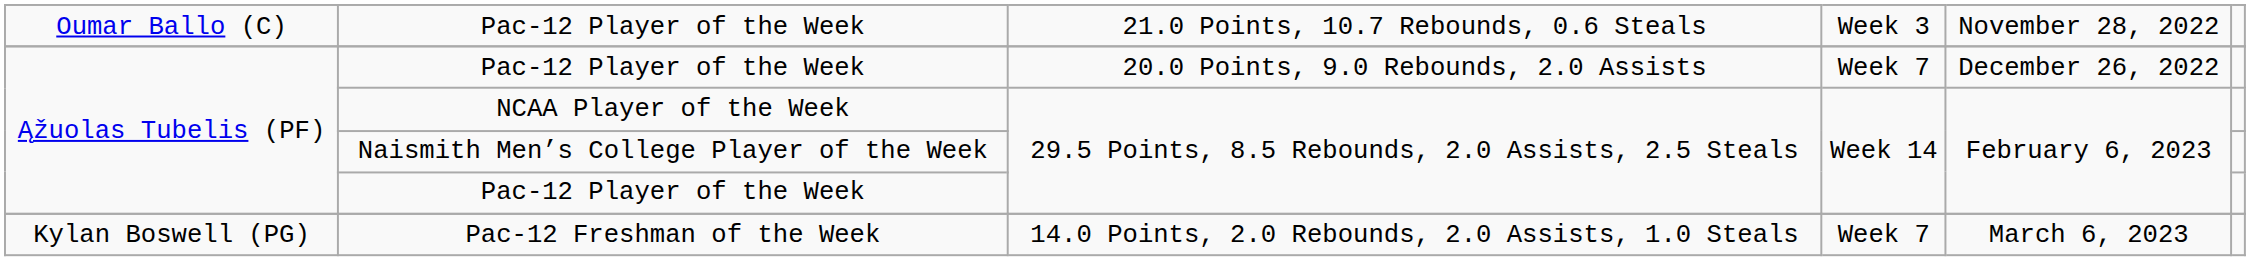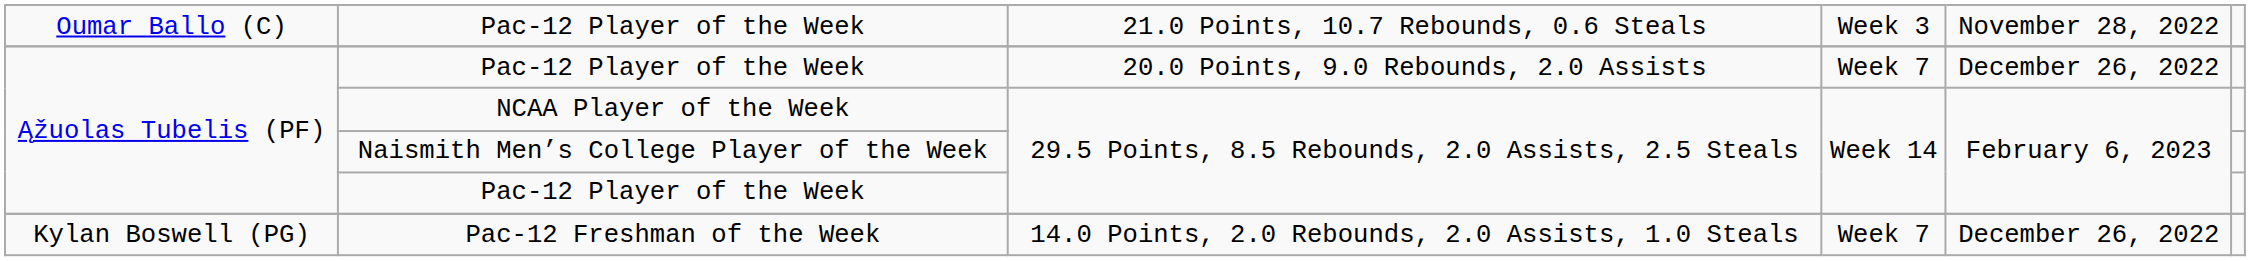(2089, 235) March 6, 2023 -> (2089, 235) December 26, 2022
